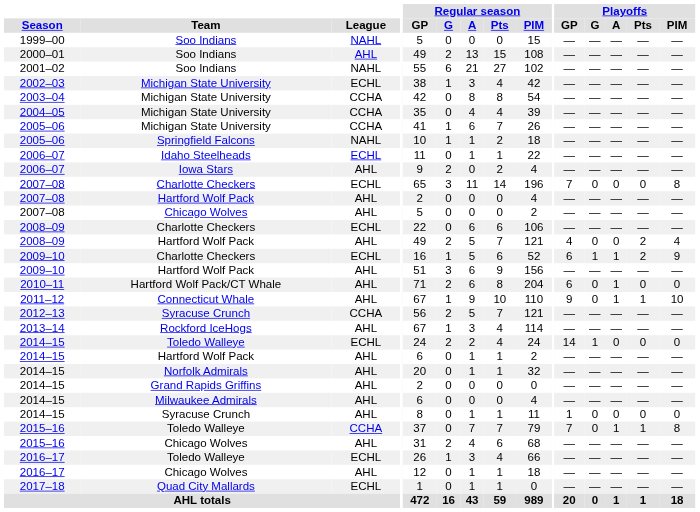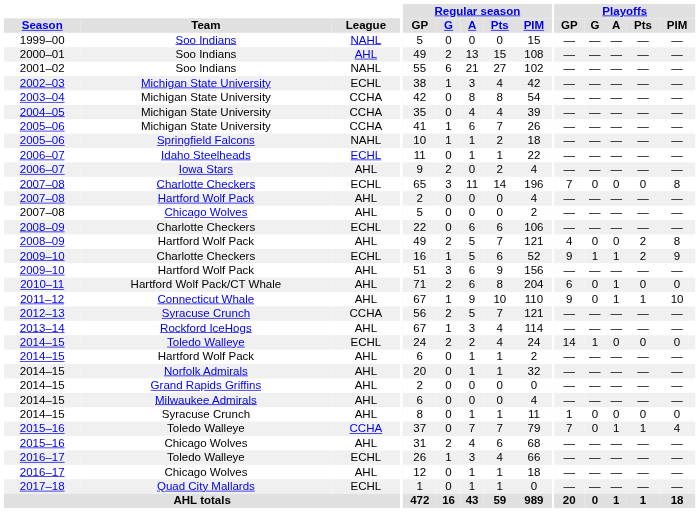(677, 241) 4 -> (677, 241) 8
(569, 256) 6 -> (569, 256) 9
(677, 428) 8 -> (677, 428) 4
